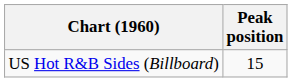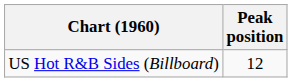(255, 63) 15 -> (255, 63) 12
